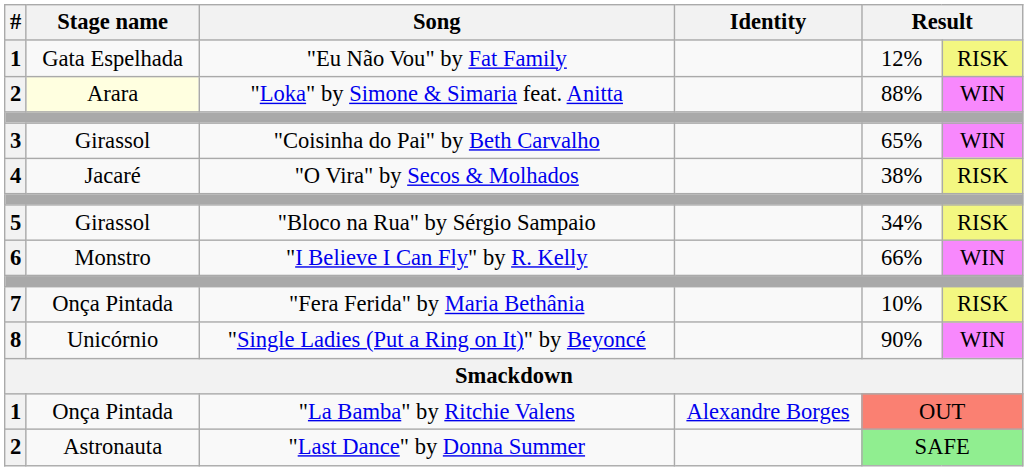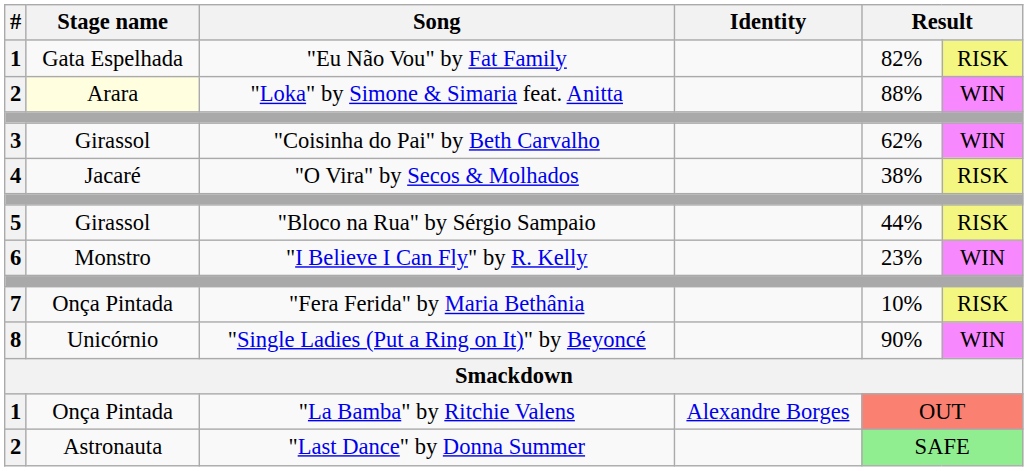(902, 58) 12% -> (902, 58) 82%
(902, 140) 65% -> (902, 140) 62%
(902, 222) 34% -> (902, 222) 44%
(902, 257) 66% -> (902, 257) 23%
